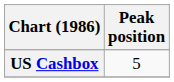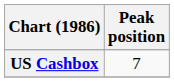(137, 63) 5 -> (137, 63) 7
